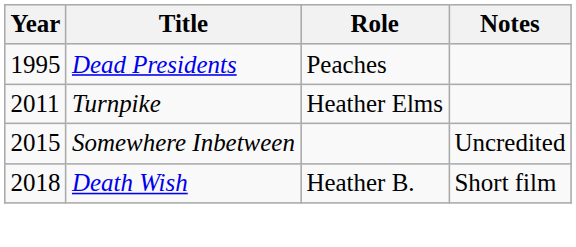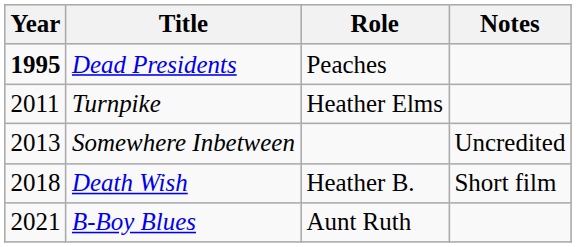(35, 63) normal -> (35, 63) bold
(35, 143) 2015 -> (35, 143) 2013
+ row: (134, 222)
